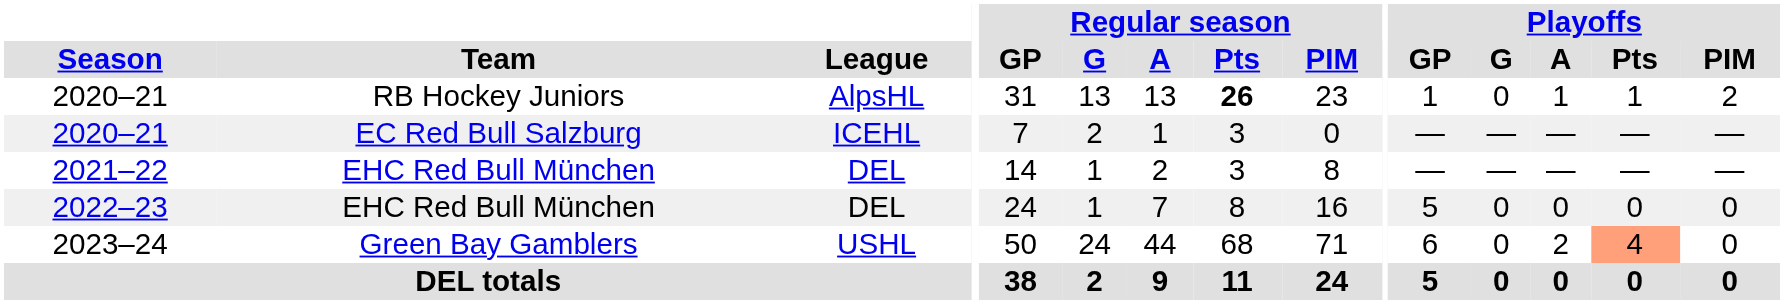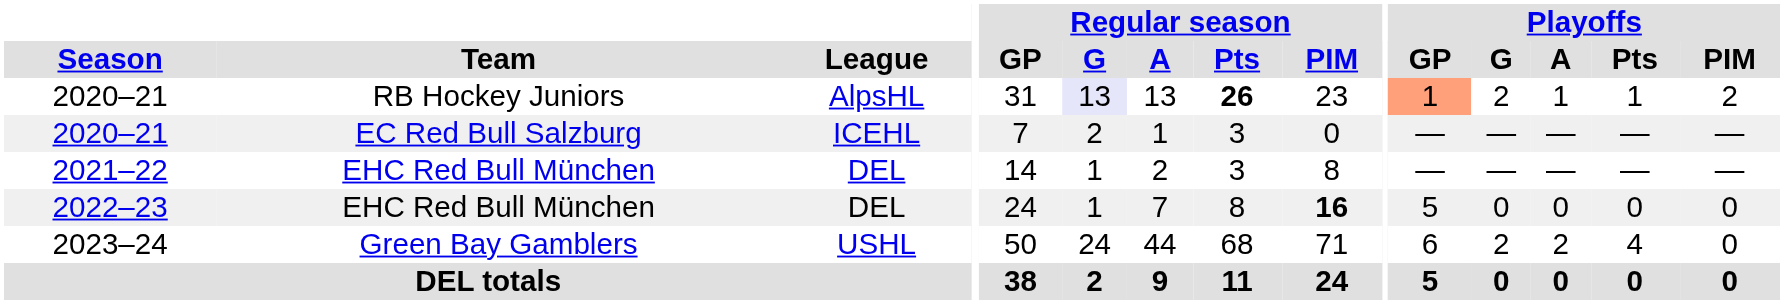(1095, 96) no background -> (1095, 96) lavender background
(1430, 96) no background -> (1430, 96) lightsalmon background
(1501, 96) 0 -> (1501, 96) 2
(1332, 207) normal -> (1332, 207) bold
(1501, 244) 0 -> (1501, 244) 2
(1635, 244) lightsalmon background -> (1635, 244) no background
